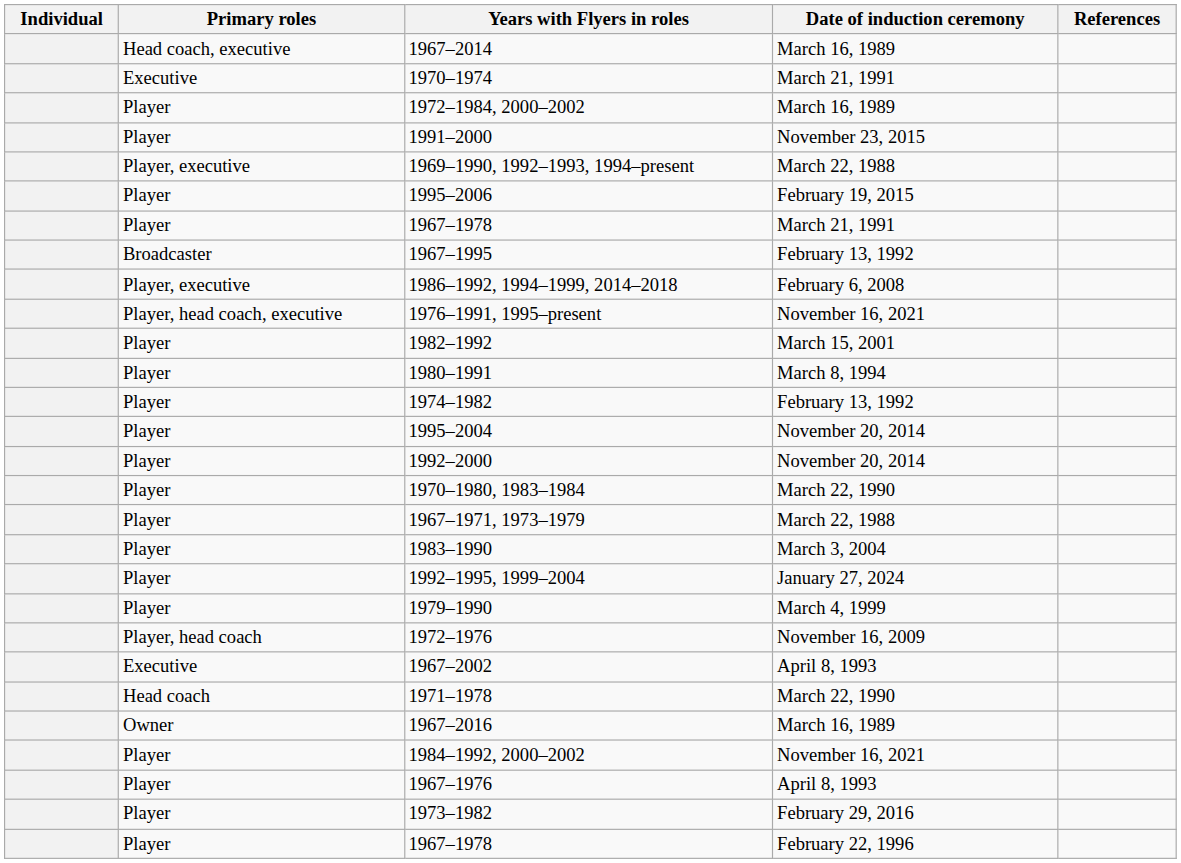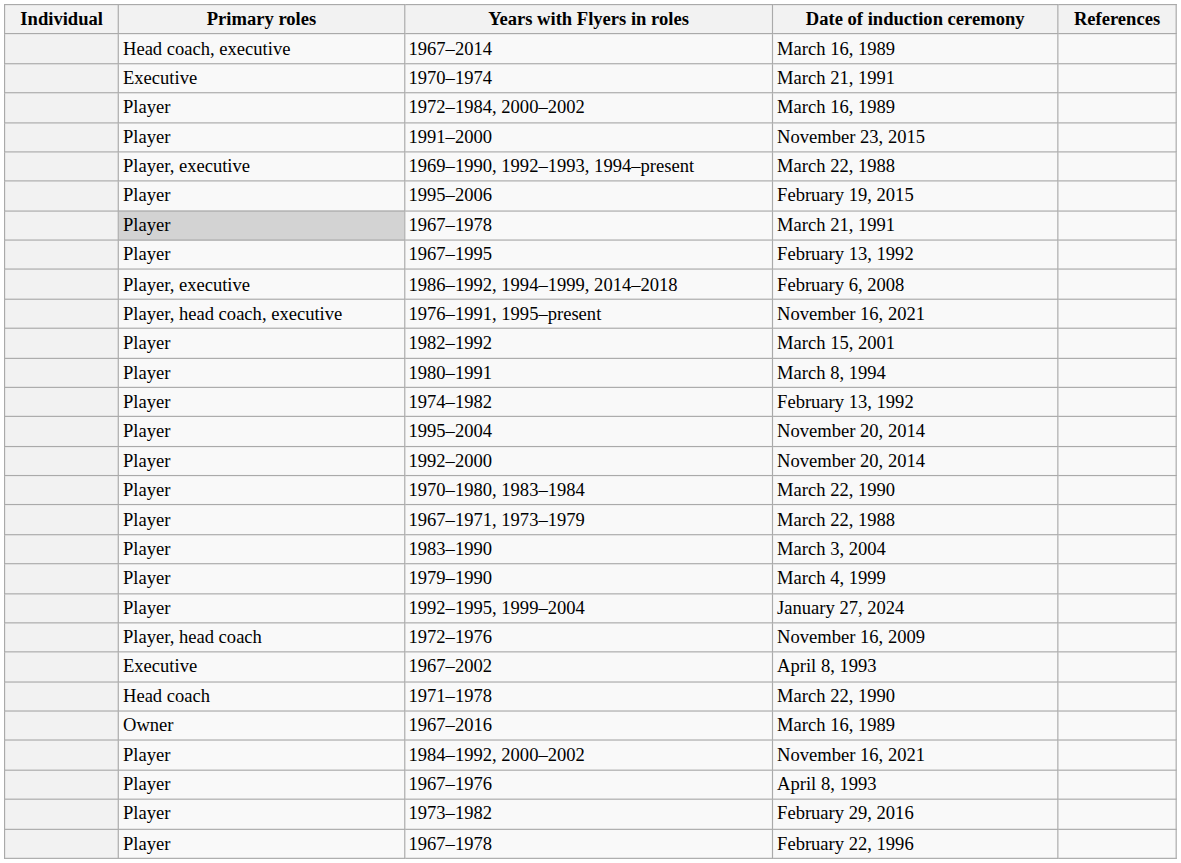(147, 225) no background -> (147, 225) lightgrey background
(167, 254) Broadcaster -> (147, 254) Player
rows swapped: (450, 607) <-> (497, 578)
